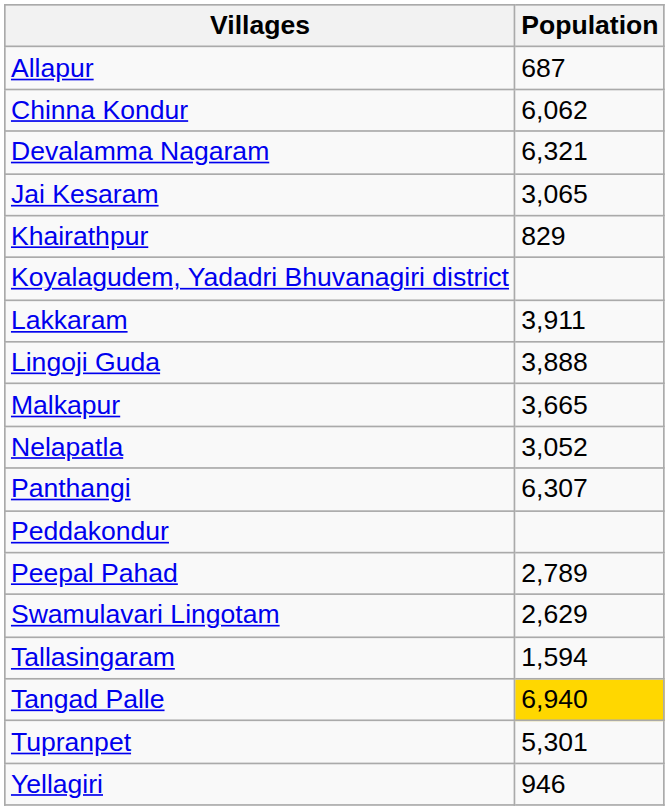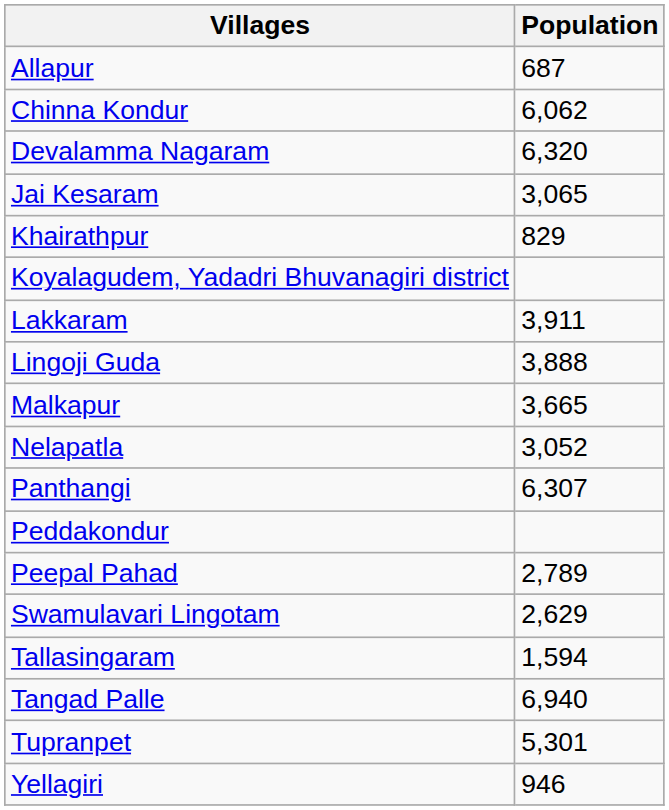(554, 151) 6,321 -> (554, 151) 6,320
(554, 699) gold background -> (554, 699) no background
